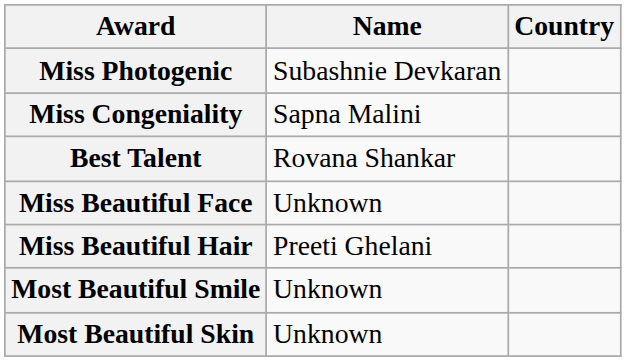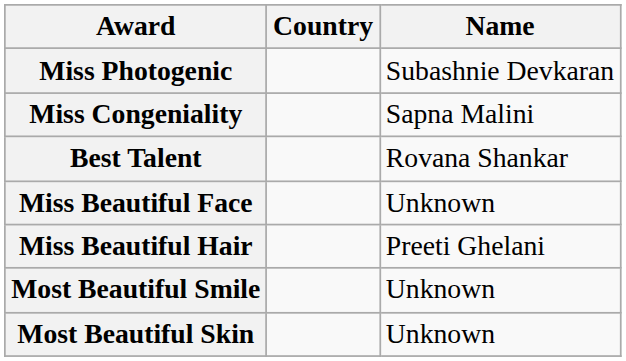columns swapped: (387, 26) <-> (564, 26)
